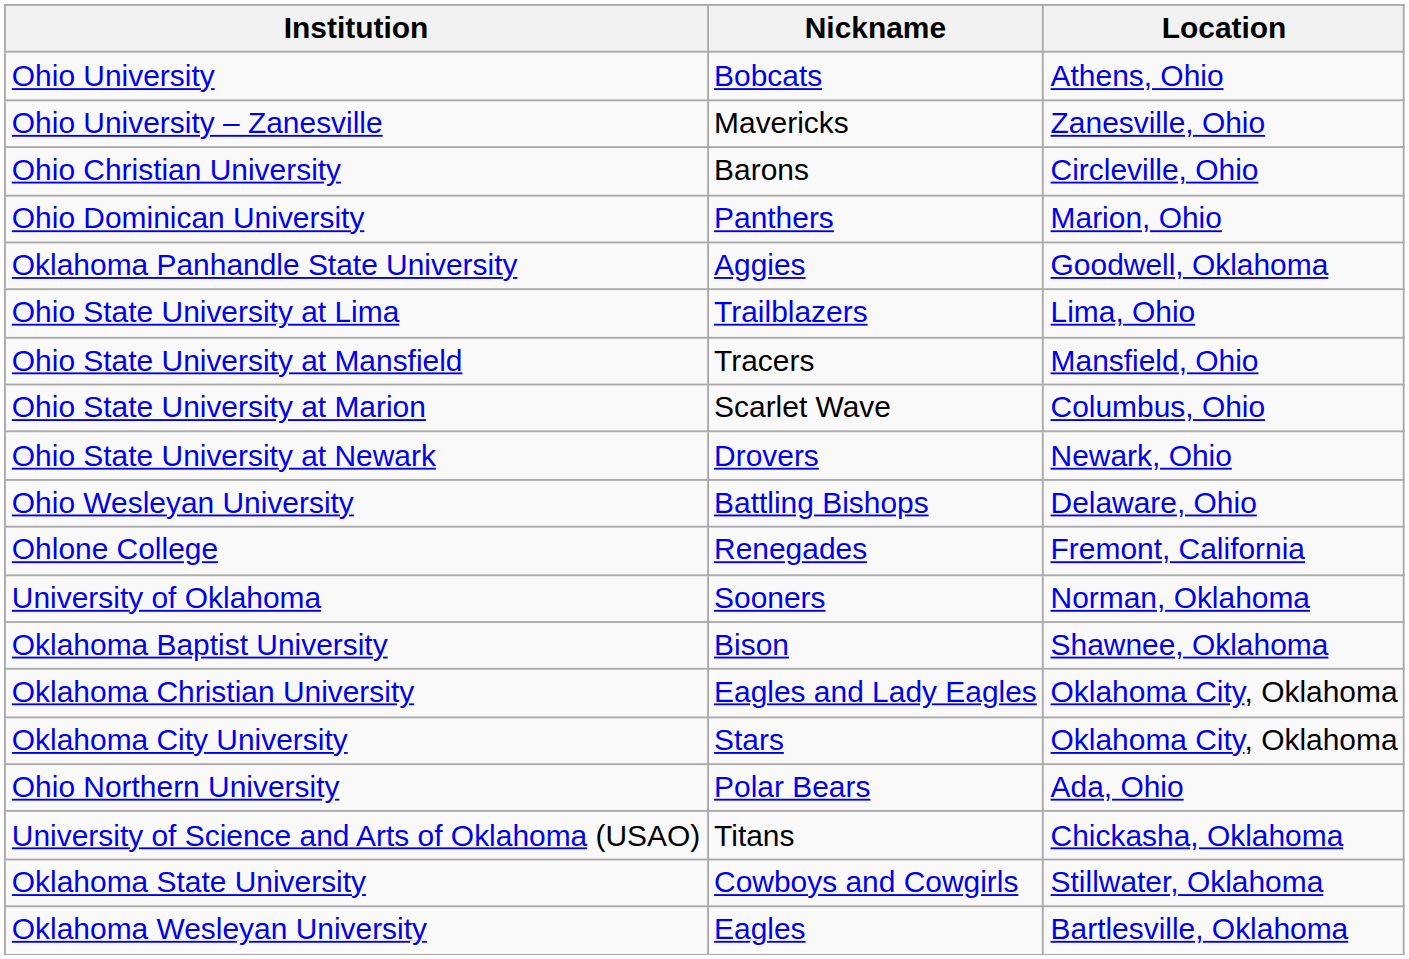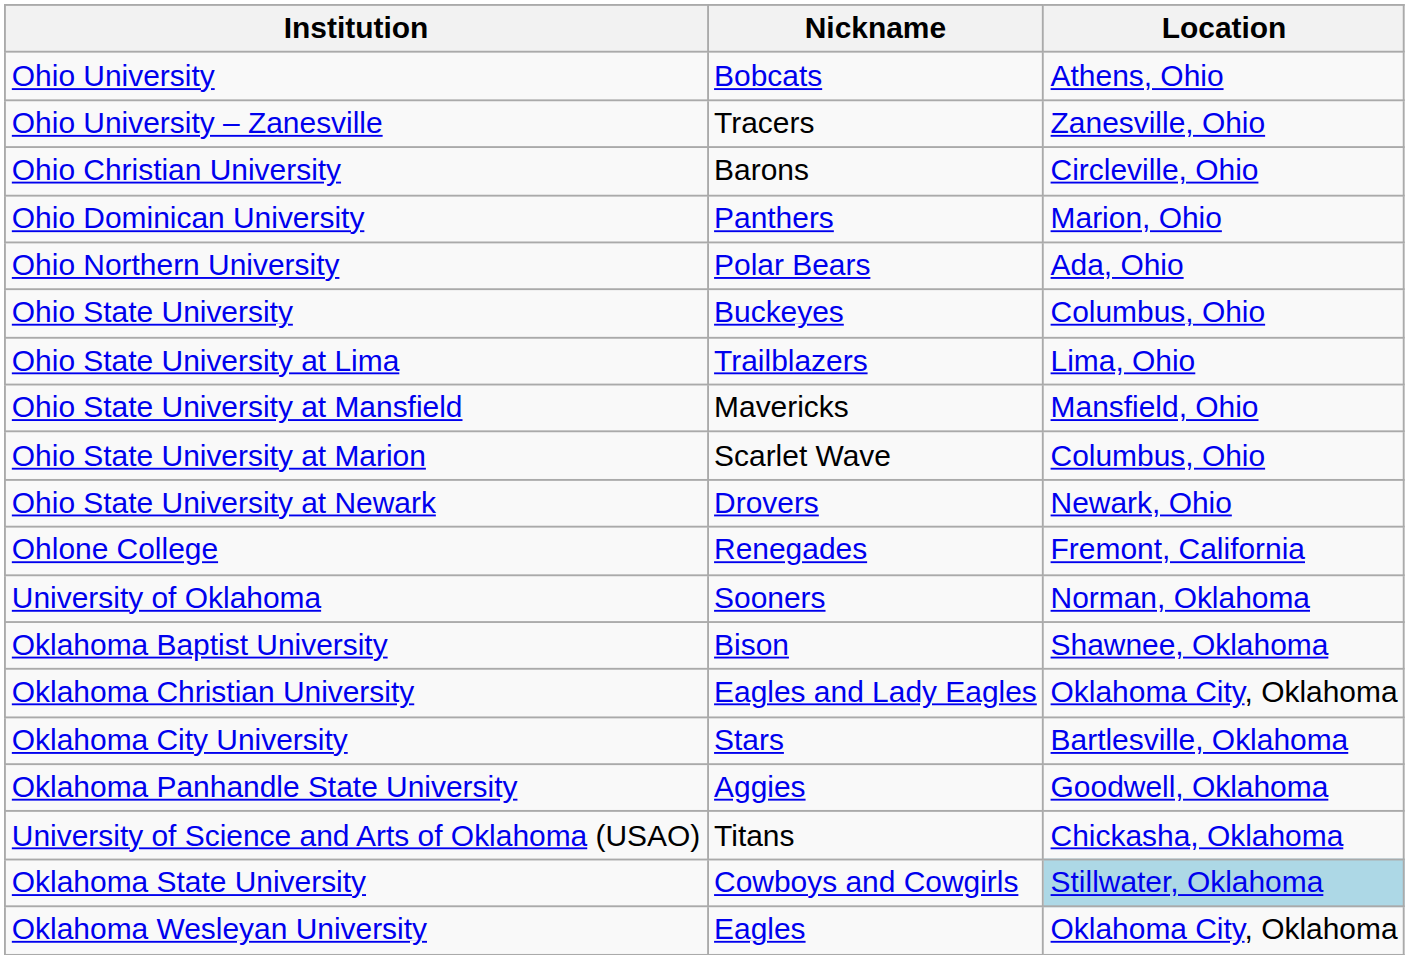(781, 123) Mavericks -> (764, 123) Tracers
rows swapped: (176, 787) <-> (265, 265)
+ row: (152, 312)
(764, 360) Tracers -> (781, 407) Mavericks
- row: (183, 502)
(1224, 739) Oklahoma City, Oklahoma -> (1199, 739) Bartlesville, Oklahoma
(1187, 882) no background -> (1187, 882) lightblue background
(1199, 929) Bartlesville, Oklahoma -> (1224, 929) Oklahoma City, Oklahoma
